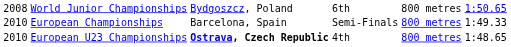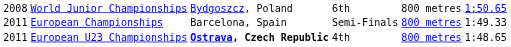(15, 23) 2010 -> (15, 23) 2011
(15, 37) 2010 -> (15, 37) 2011
